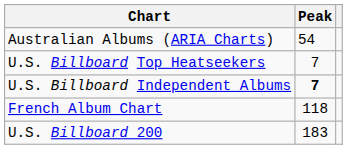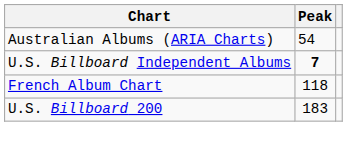- row: (137, 63)
